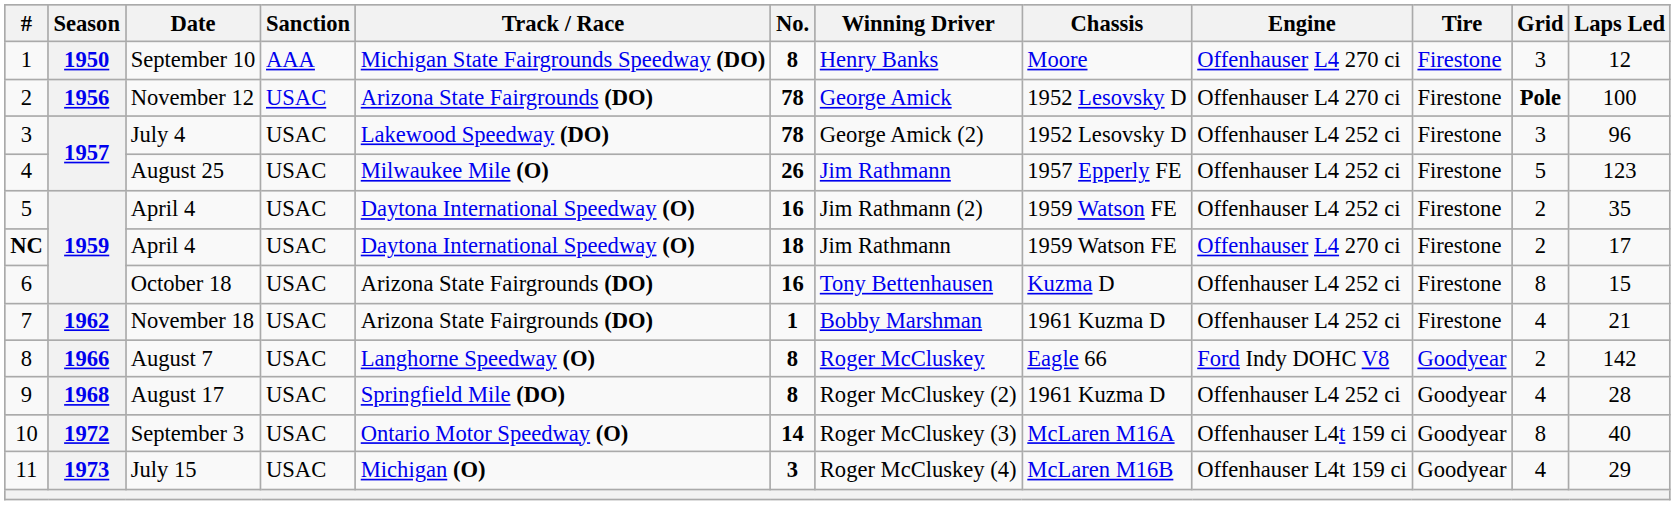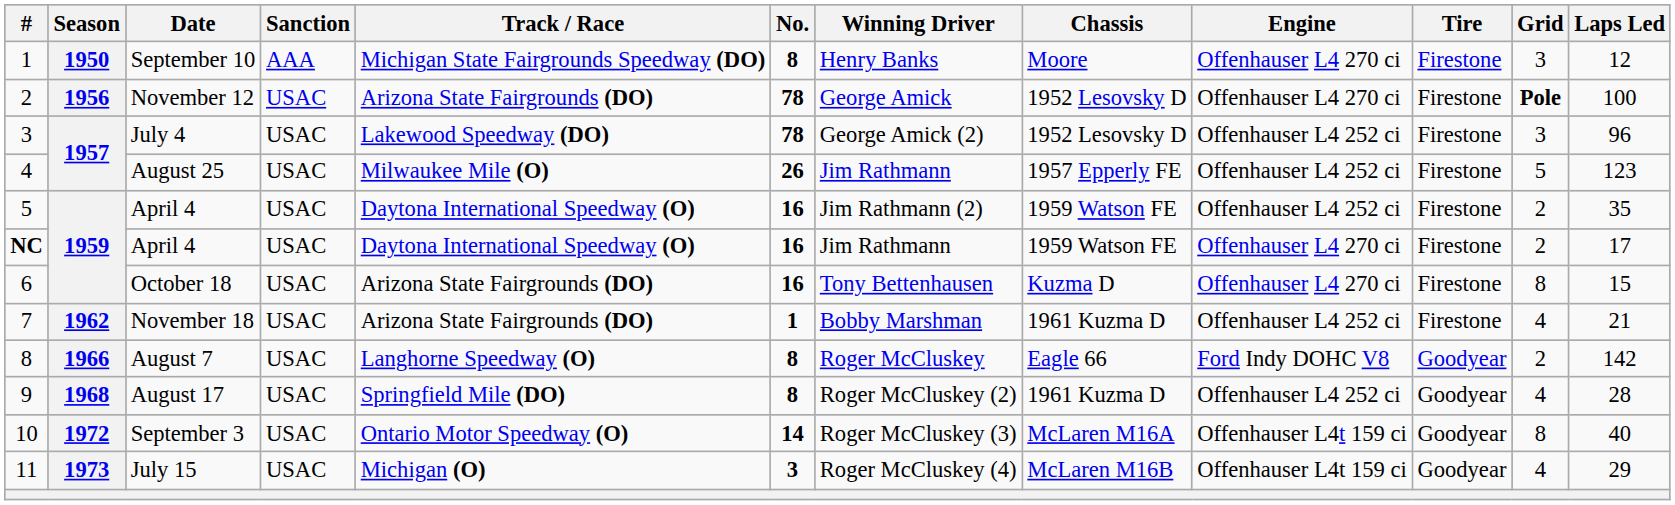(792, 246) 18 -> (792, 246) 16
(1299, 283) Offenhauser L4 252 ci -> (1299, 283) Offenhauser L4 270 ci
